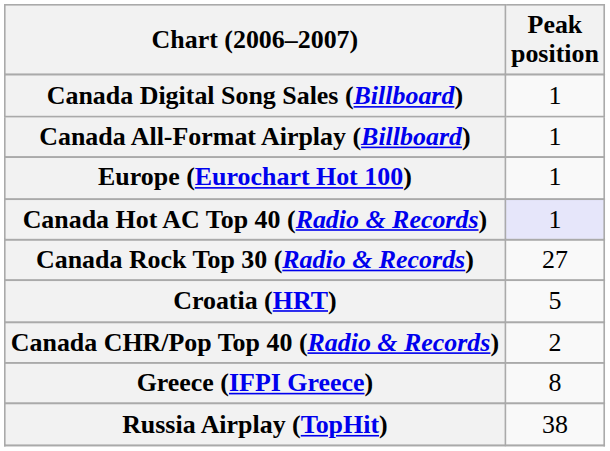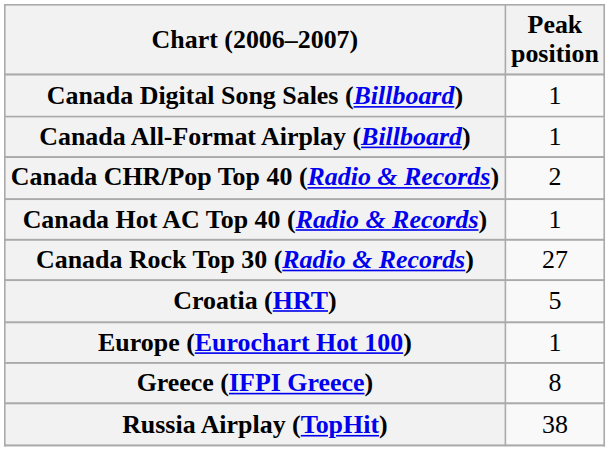rows swapped: (255, 341) <-> (255, 177)
(555, 218) lavender background -> (555, 218) no background
